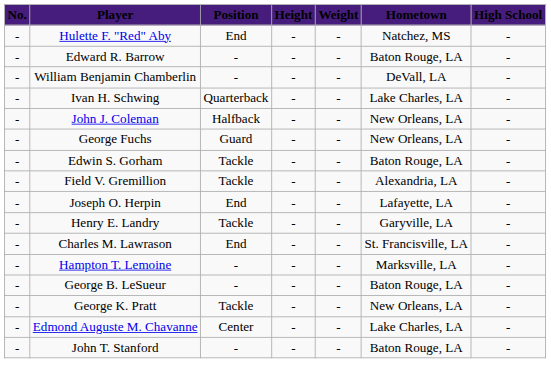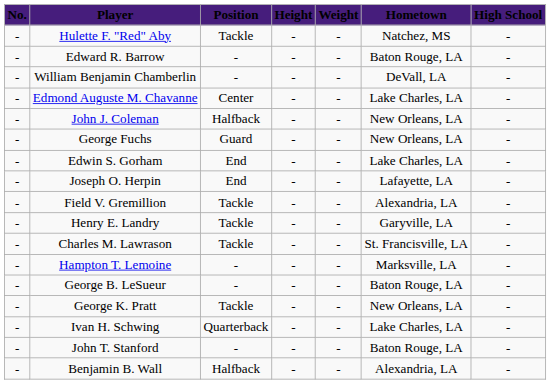(236, 35) End -> (236, 35) Tackle
rows swapped: (115, 327) <-> (115, 98)
(236, 160) Tackle -> (236, 160) End
(416, 160) Baton Rouge, LA -> (416, 160) Lake Charles, LA
rows swapped: (115, 181) <-> (115, 202)
(236, 243) End -> (236, 243) Tackle
+ row: (115, 368)
